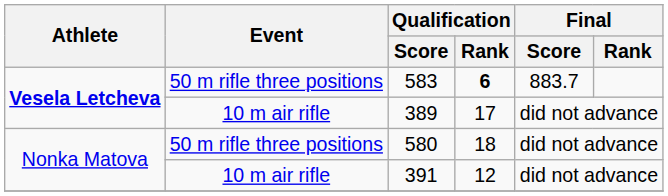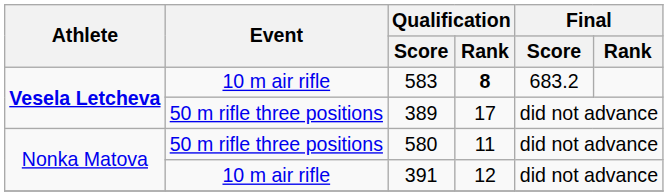(276, 82) 50 m rifle three positions -> (276, 82) 10 m air rifle
(485, 82) 6 -> (485, 82) 8
(554, 82) 883.7 -> (554, 82) 683.2
(276, 113) 10 m air rifle -> (276, 113) 50 m rifle three positions
(485, 144) 18 -> (485, 144) 11
